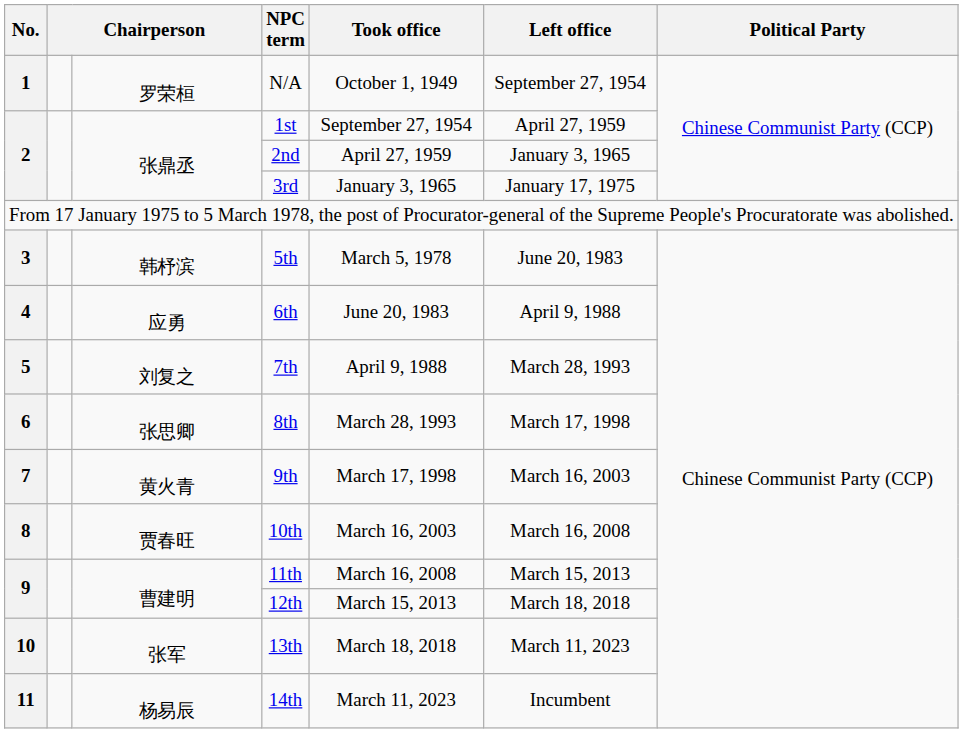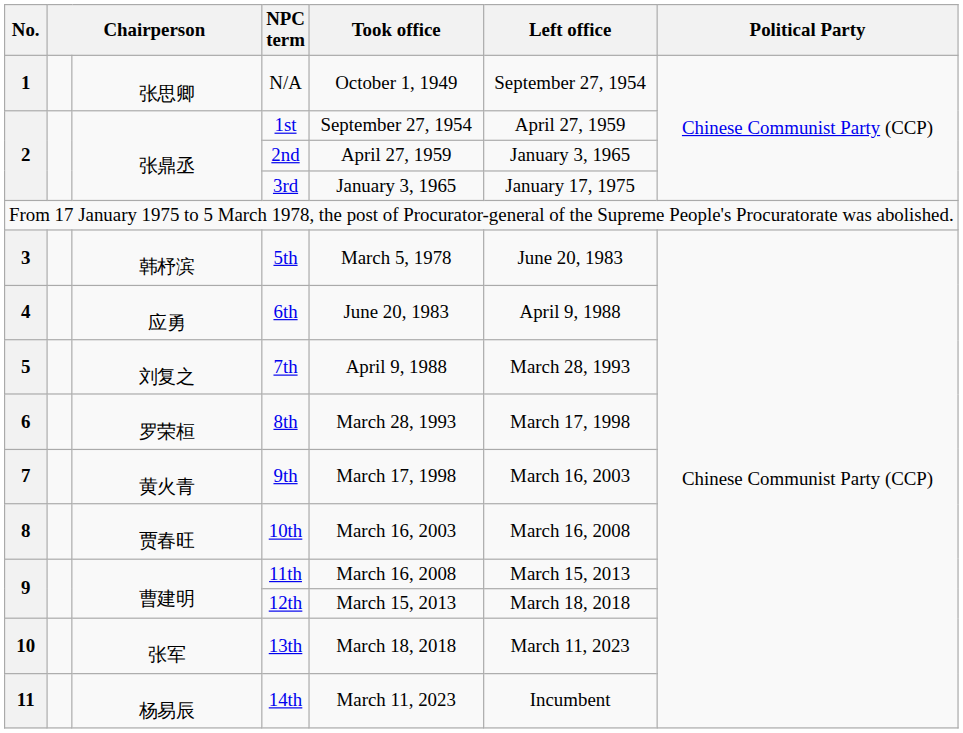(167, 93) 罗荣桓 -> (167, 93) 张思卿
(167, 431) 张思卿 -> (167, 431) 罗荣桓
